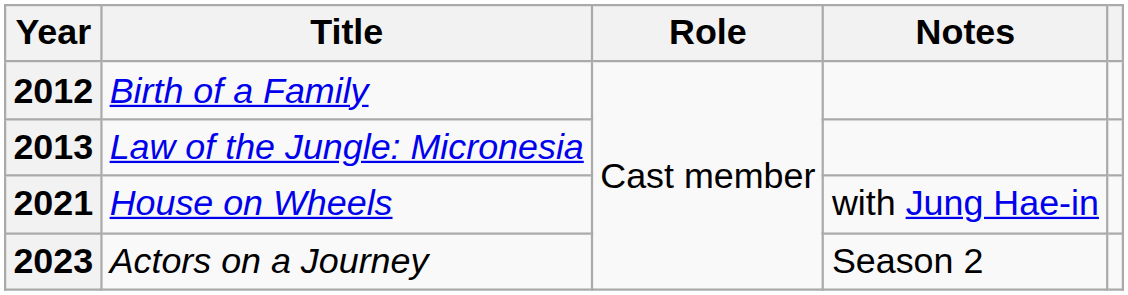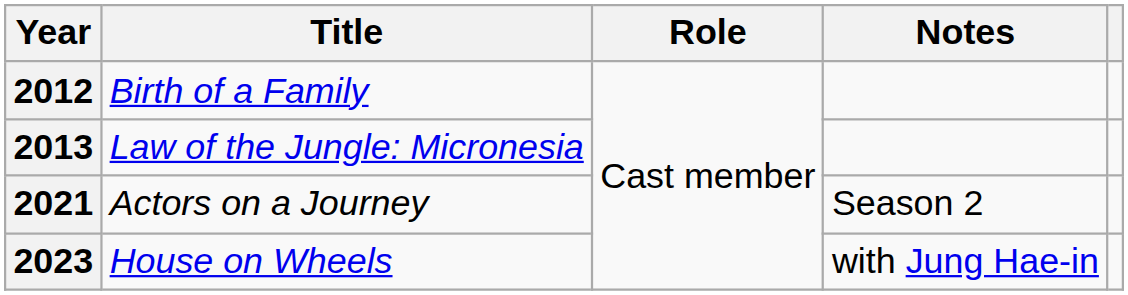(251, 203) House on Wheels -> (269, 203) Actors on a Journey
(965, 203) with Jung Hae-in -> (908, 203) Season 2
(269, 260) Actors on a Journey -> (251, 260) House on Wheels
(908, 260) Season 2 -> (965, 260) with Jung Hae-in
